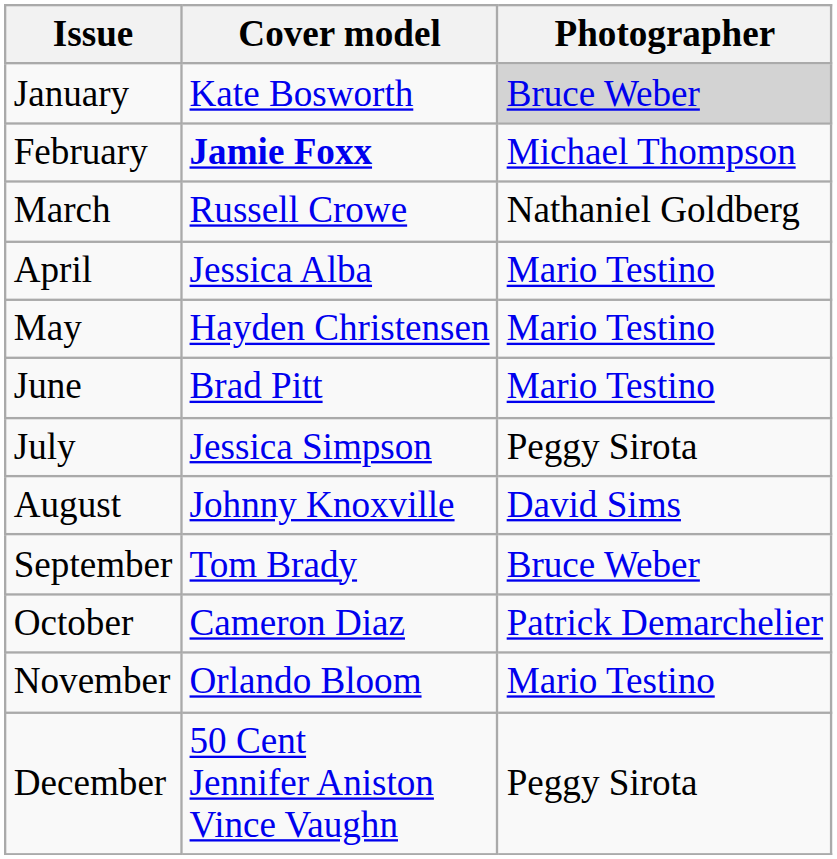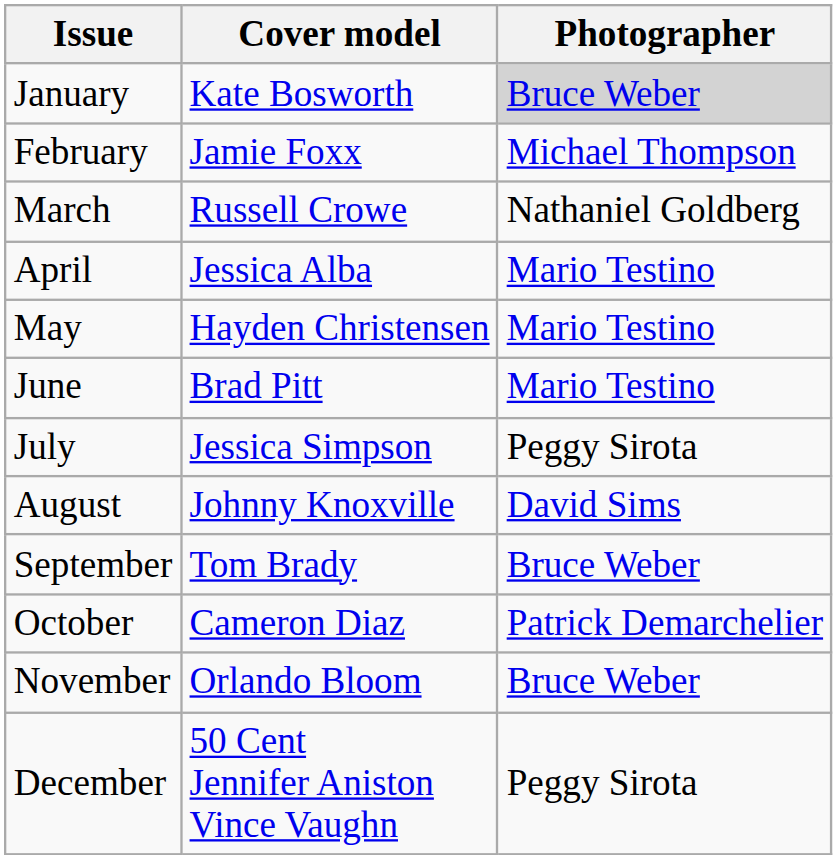(281, 151) bold -> (276, 151) normal
(611, 681) Mario Testino -> (603, 681) Bruce Weber
